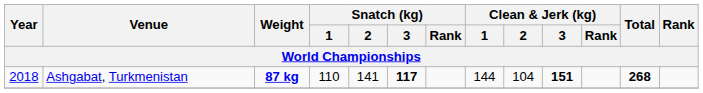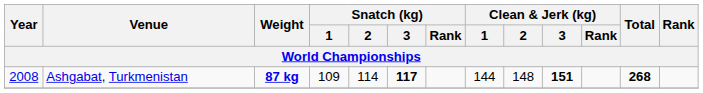(24, 77) 2018 -> (24, 77) 2008
(329, 77) 110 -> (329, 77) 109
(368, 77) 141 -> (368, 77) 114
(523, 77) 104 -> (523, 77) 148
